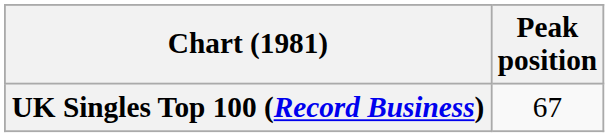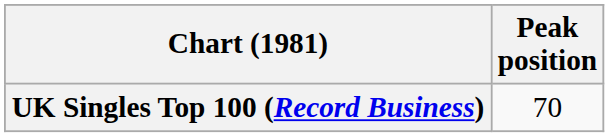(547, 107) 67 -> (547, 107) 70
